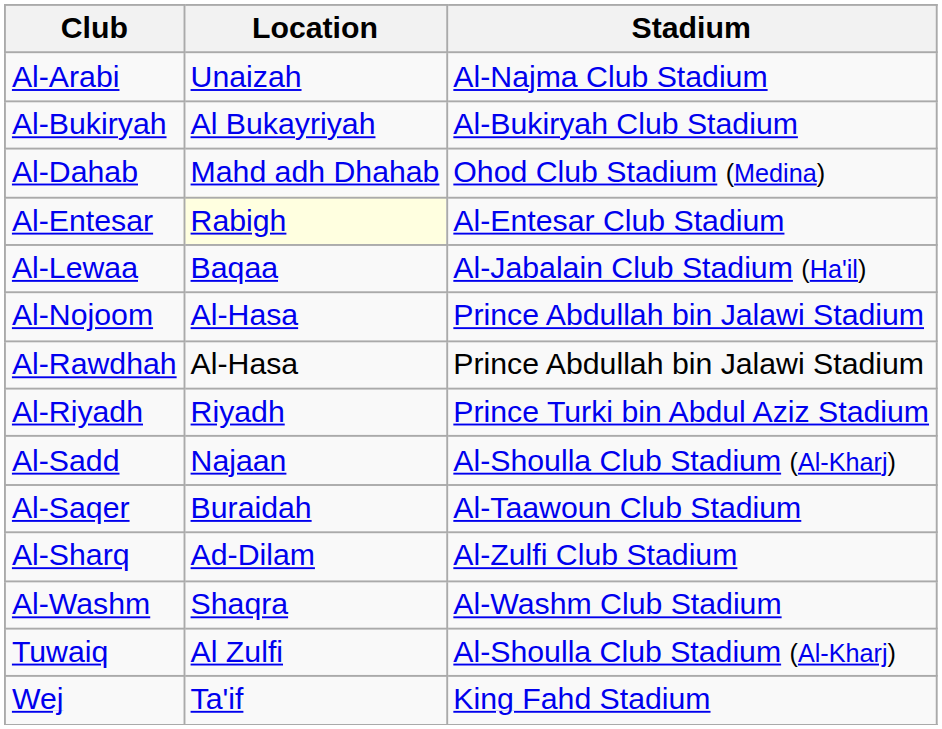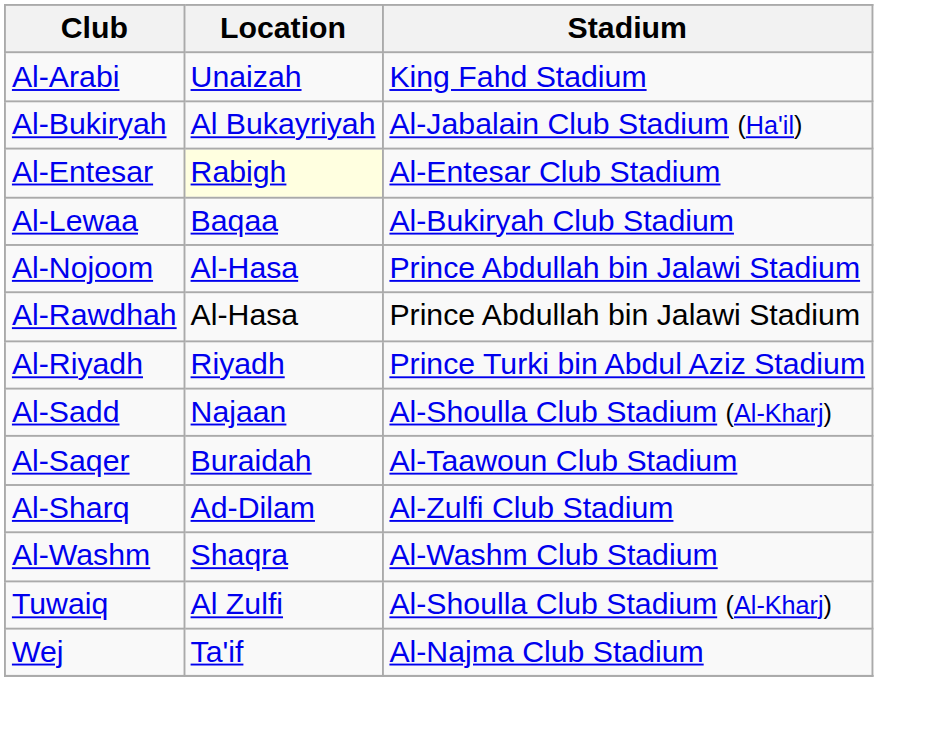(610, 76) Al-Najma Club Stadium -> (518, 76) King Fahd Stadium
(626, 124) Al-Bukiryah Club Stadium -> (596, 124) Al-Jabalain Club Stadium (Ha'il)
- row: (75, 172)
(660, 268) Al-Jabalain Club Stadium (Ha'il) -> (562, 220) Al-Bukiryah Club Stadium
(582, 699) King Fahd Stadium -> (547, 651) Al-Najma Club Stadium
